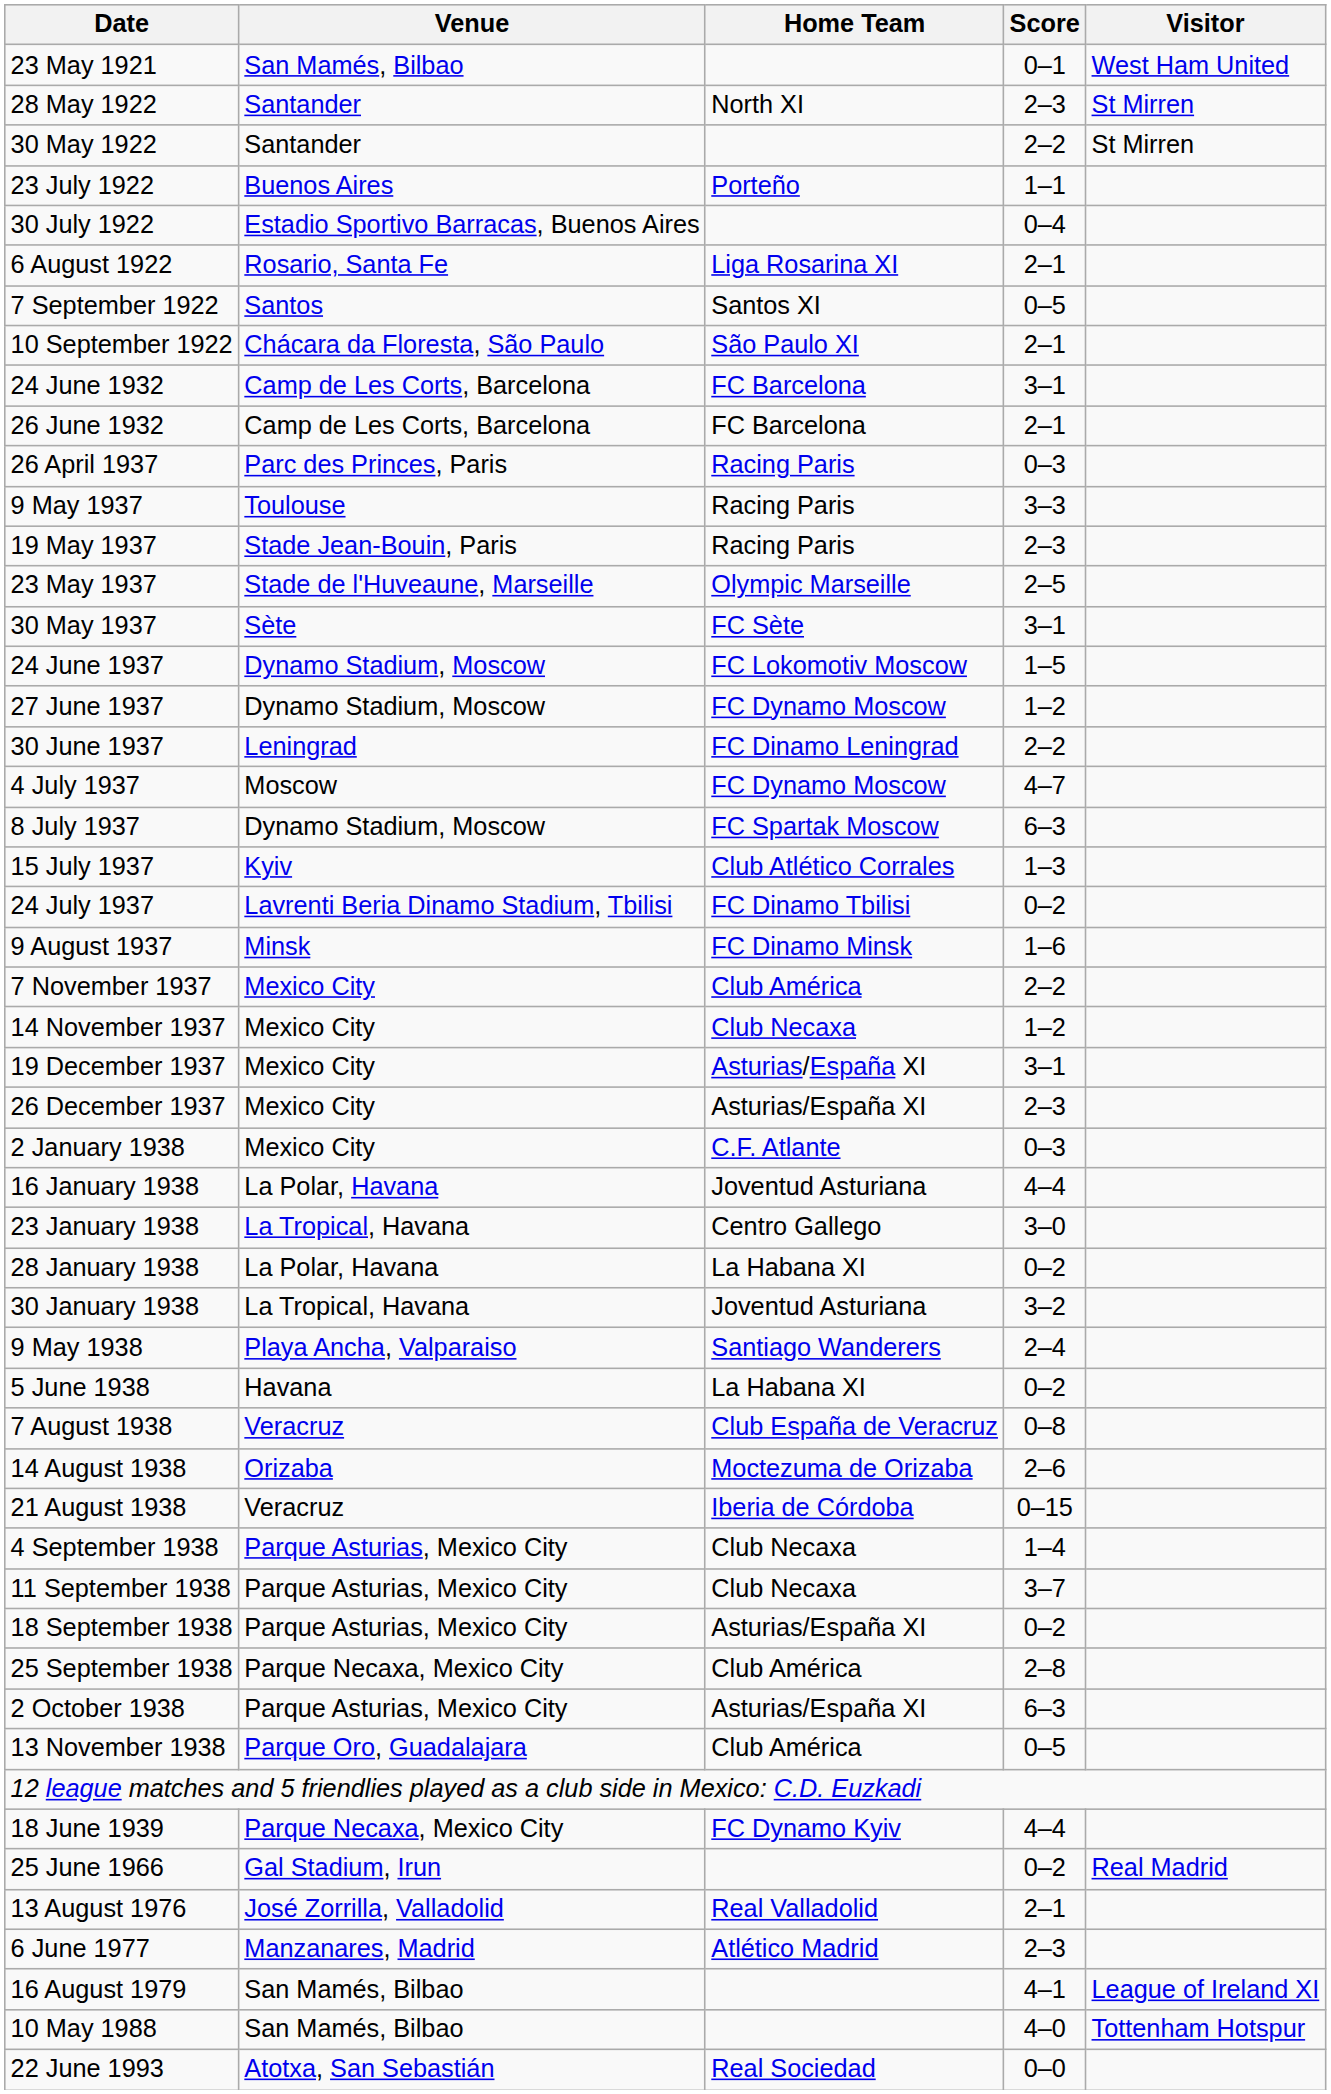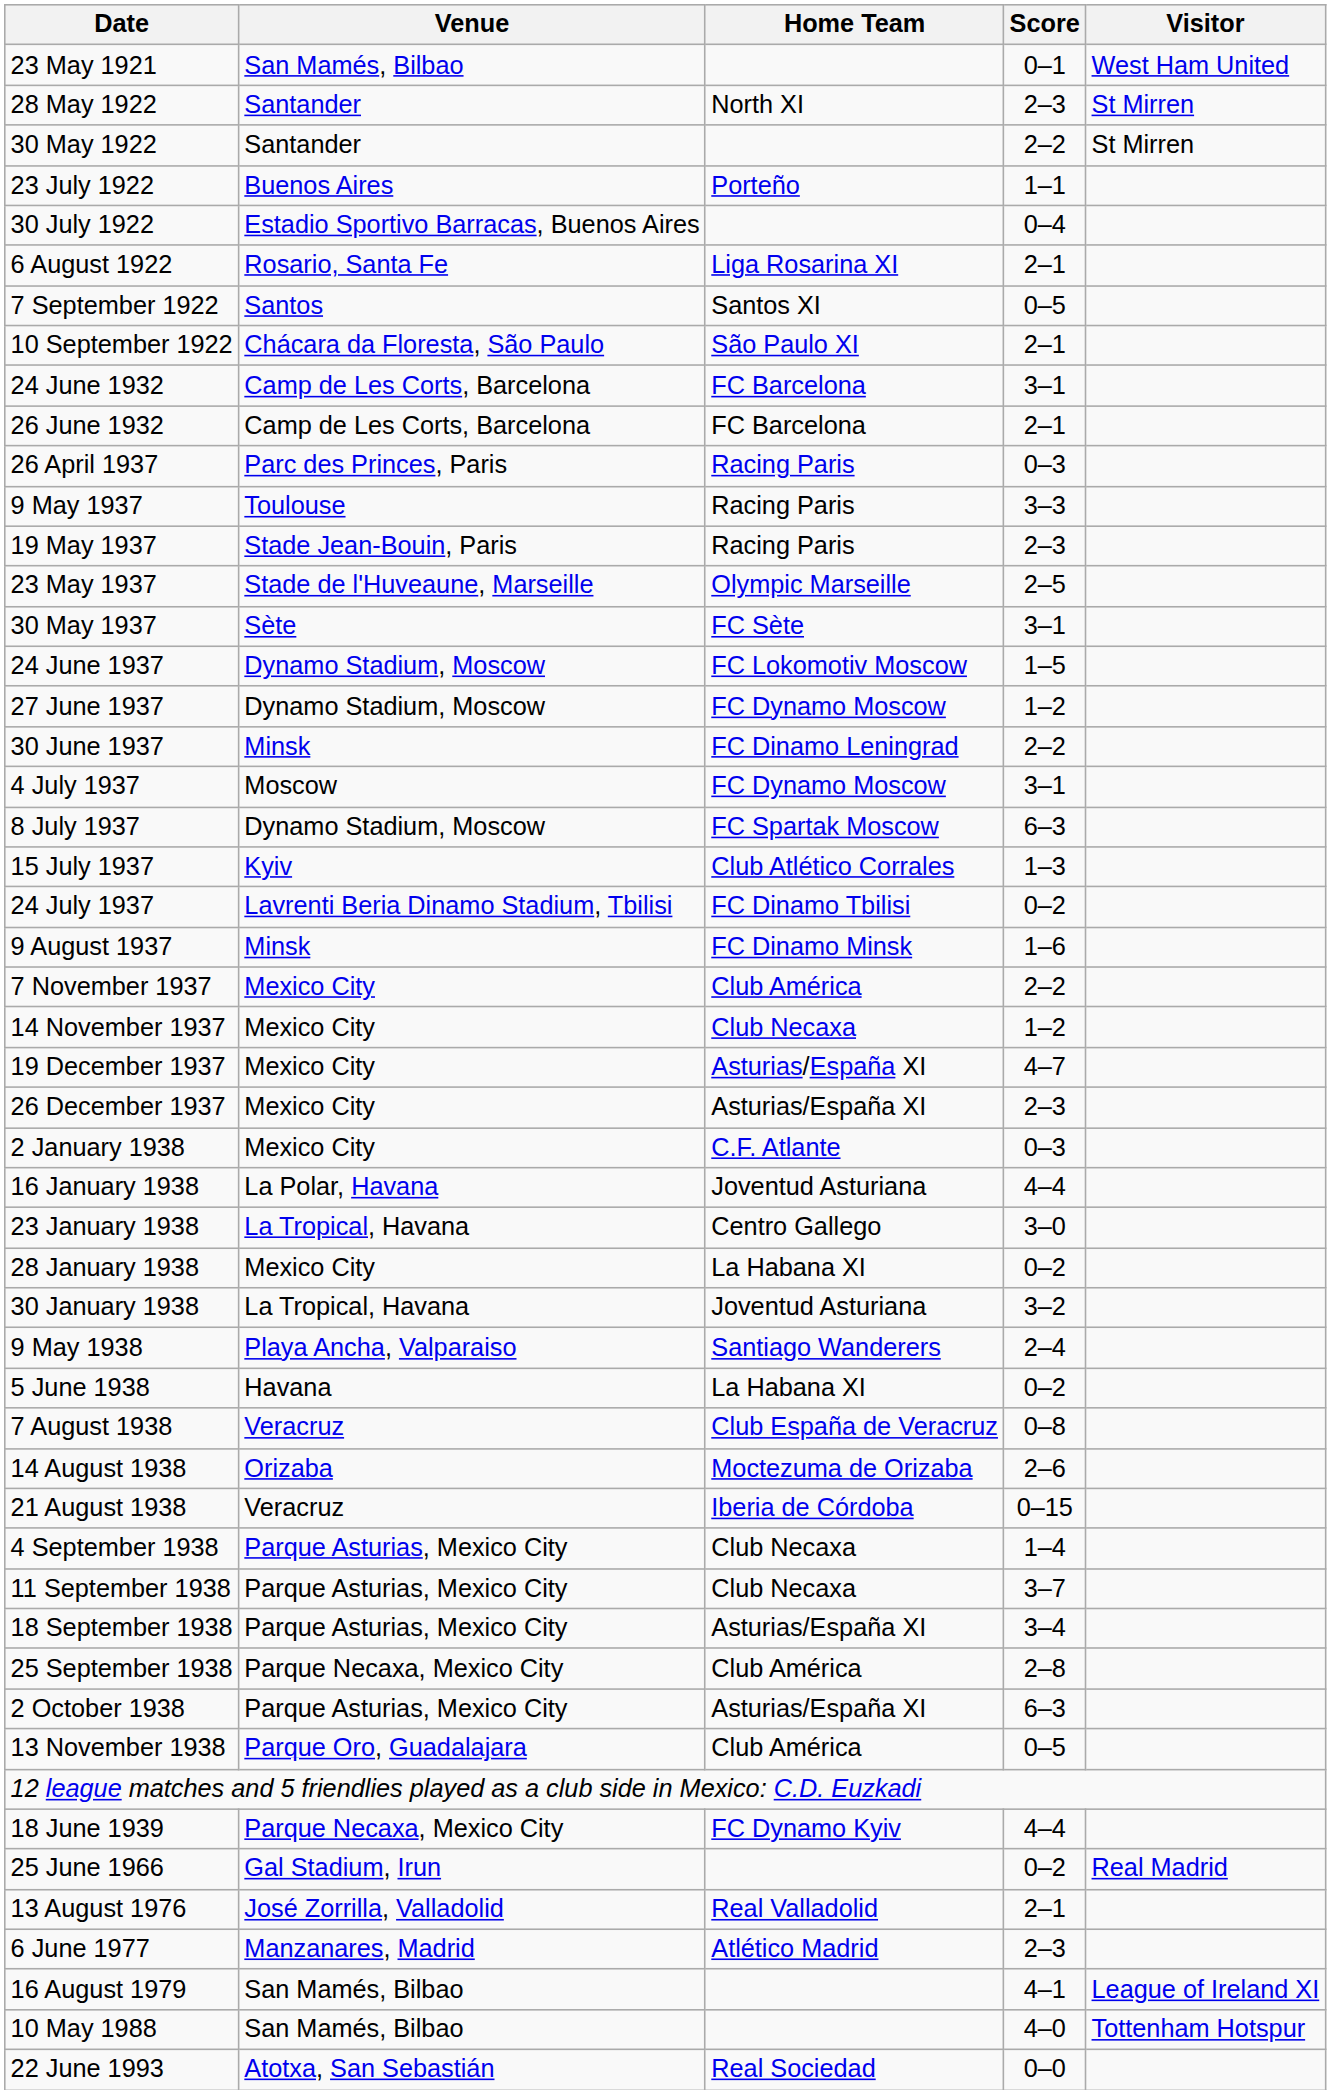(301, 746) Leningrad -> (277, 746) Minsk
(1045, 786) 4–7 -> (1045, 786) 3–1
(1045, 1066) 3–1 -> (1045, 1066) 4–7
(341, 1267) La Polar, Havana -> (310, 1267) Mexico City
(1045, 1628) 0–2 -> (1045, 1628) 3–4
